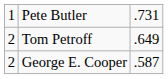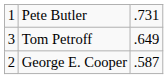(11, 39) 2 -> (11, 39) 3
